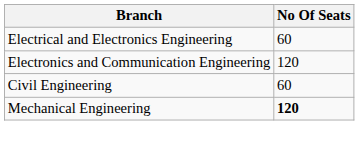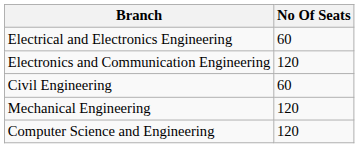(288, 108) bold -> (288, 108) normal
+ row: (111, 131)
